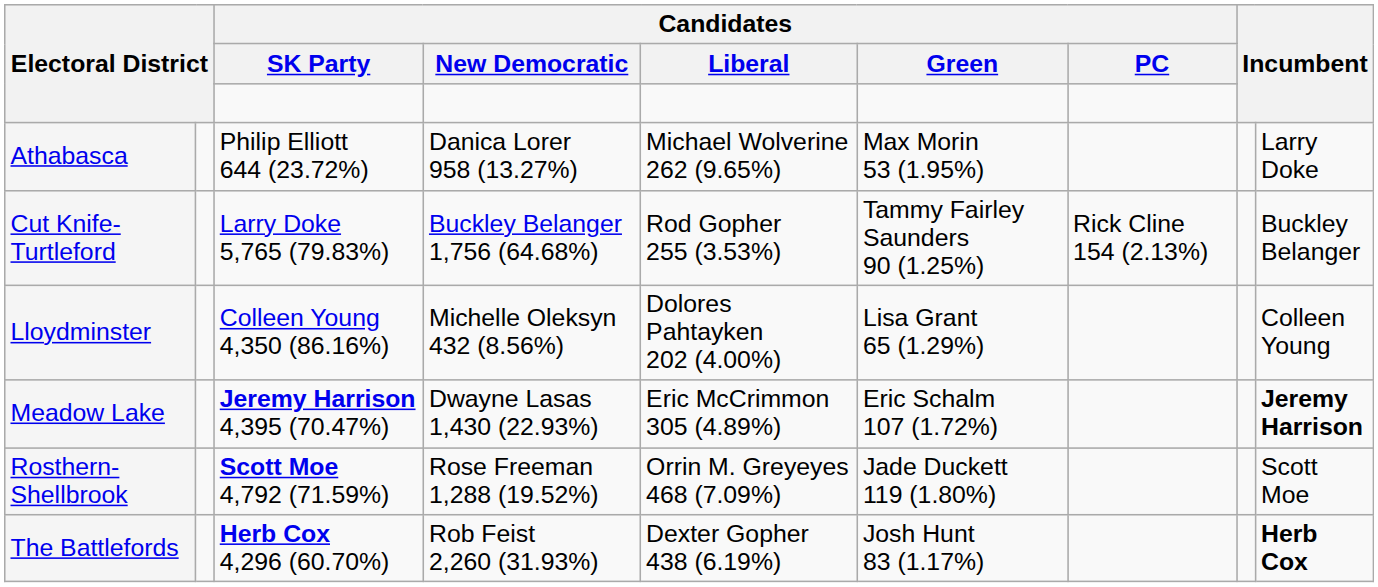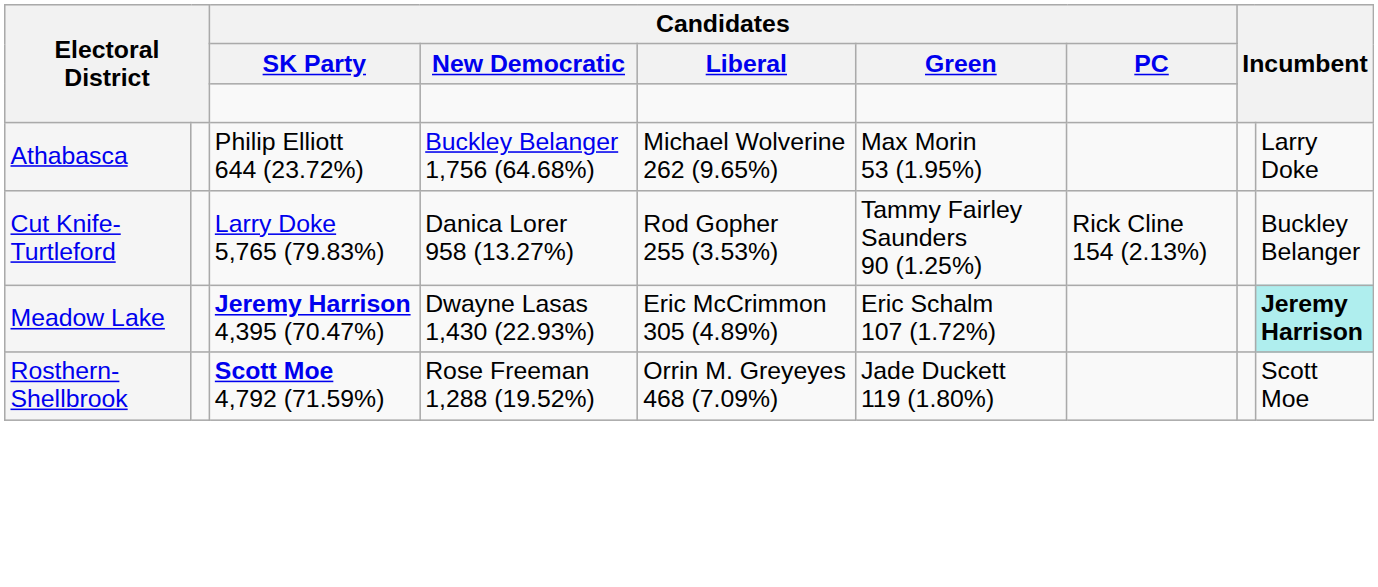(503, 156) Danica Lorer 958 (13.27%) -> (522, 156) Buckley Belanger 1,756 (64.68%)
(525, 237) Buckley Belanger 1,756 (64.68%) -> (500, 237) Danica Lorer 958 (13.27%)
- row: (81, 332)
(1312, 413) no background -> (1312, 318) paleturquoise background
- row: (95, 548)
